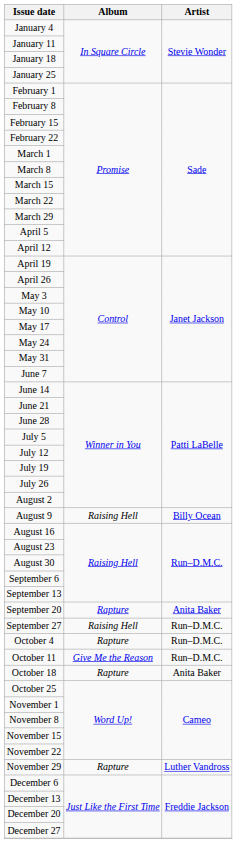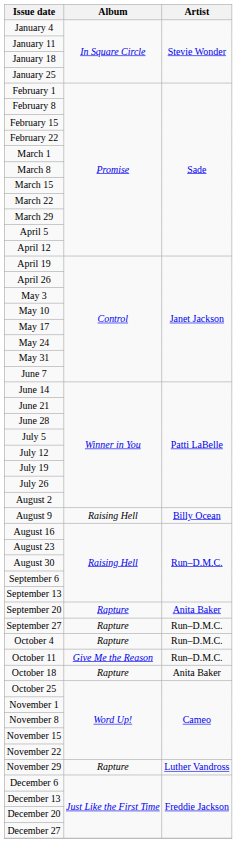(113, 625) Raising Hell -> (113, 625) Rapture
